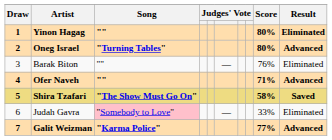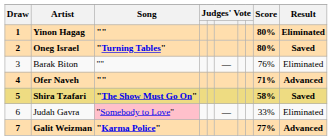(303, 49) Advanced -> (303, 49) Saved
